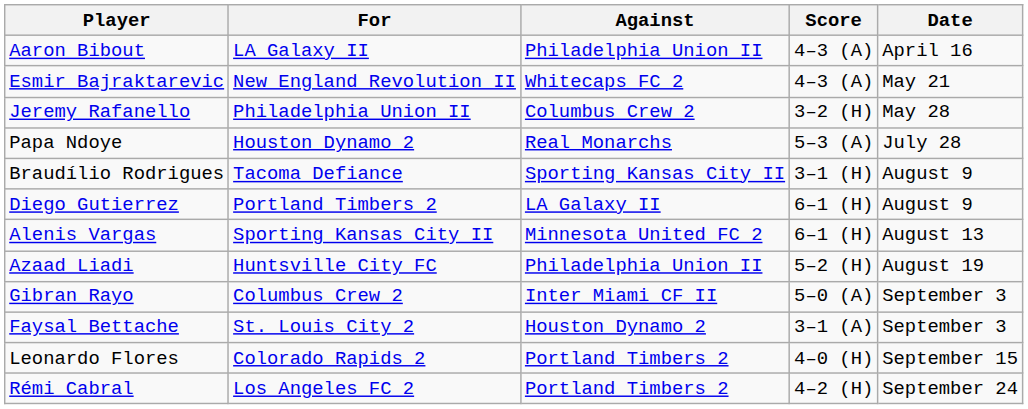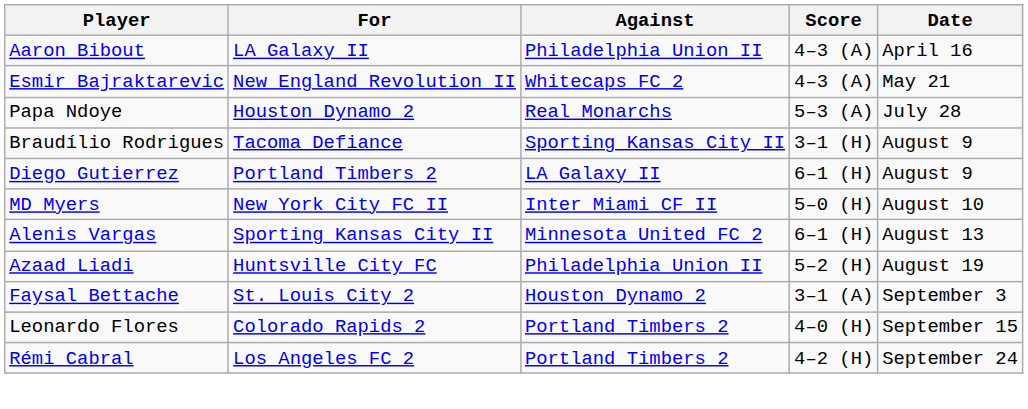- row: (100, 112)
+ row: (54, 204)
- row: (71, 297)
